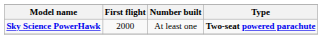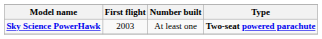(125, 26) 2000 -> (125, 26) 2003
